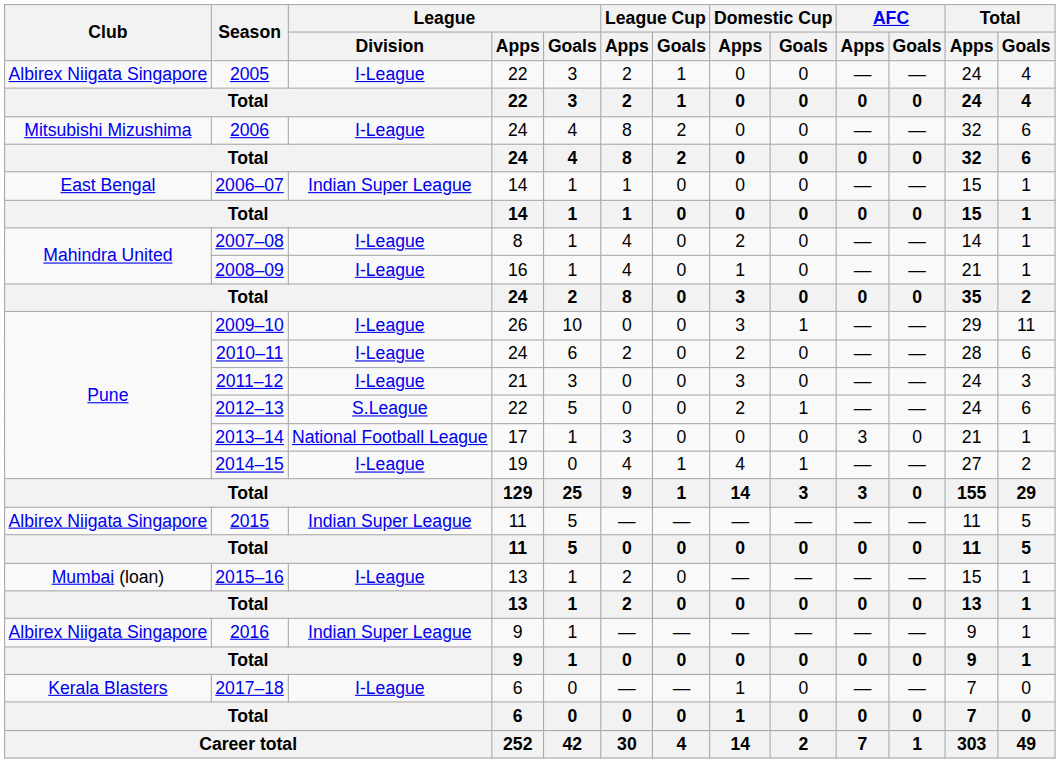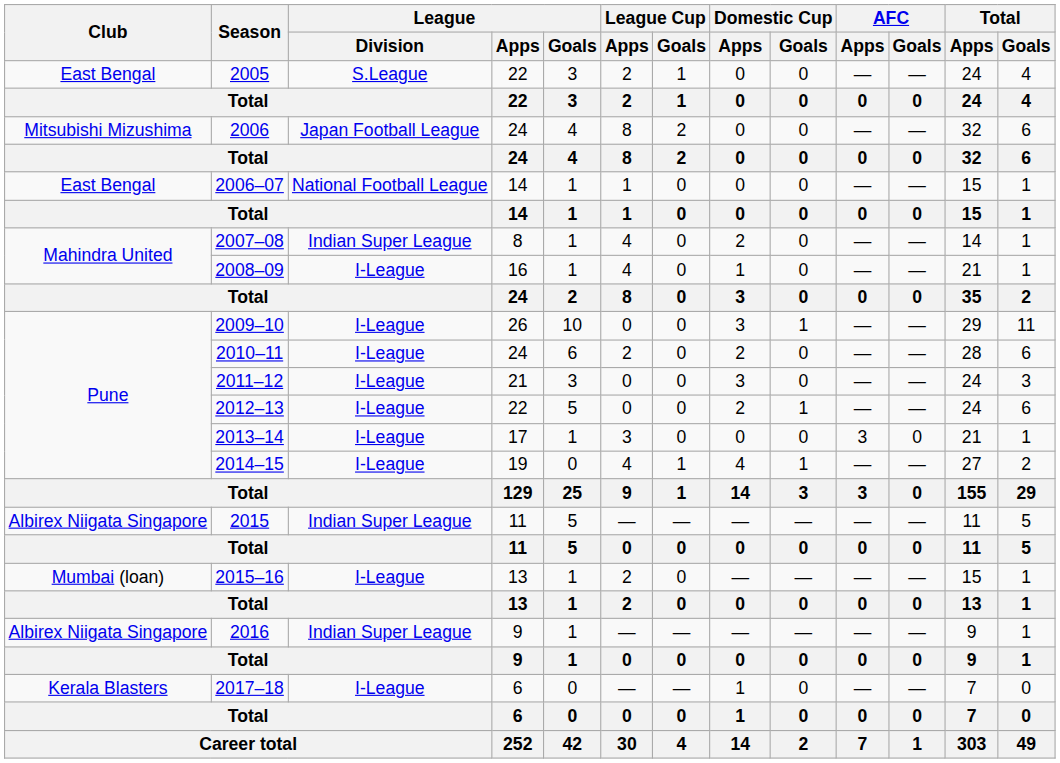(108, 74) Albirex Niigata Singapore -> (108, 74) East Bengal
(390, 74) I-League -> (390, 74) S.League
(390, 130) I-League -> (390, 130) Japan Football League
(390, 185) Indian Super League -> (390, 185) National Football League
(390, 241) I-League -> (390, 241) Indian Super League
(390, 409) S.League -> (390, 409) I-League
(390, 437) National Football League -> (390, 437) I-League
